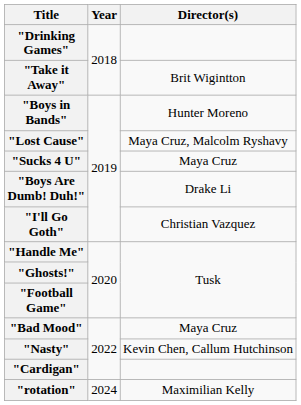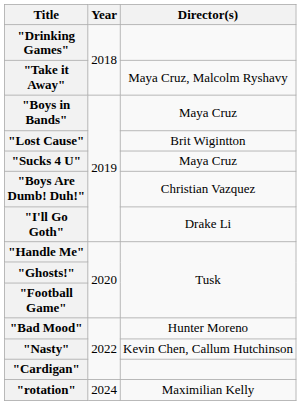(208, 77) Brit Wigintton -> (208, 77) Maya Cruz, Malcolm Ryshavy
(208, 112) Hunter Moreno -> (208, 112) Maya Cruz
(208, 140) Maya Cruz, Malcolm Ryshavy -> (208, 140) Brit Wigintton
(208, 189) Drake Li -> (208, 189) Christian Vazquez
(208, 224) Christian Vazquez -> (208, 224) Drake Li
(208, 328) Maya Cruz -> (208, 328) Hunter Moreno
